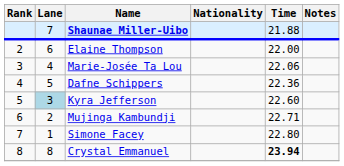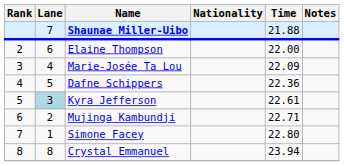(284, 66) 22.06 -> (284, 66) 22.09
(284, 100) 22.60 -> (284, 100) 22.61
(284, 152) bold -> (284, 152) normal
